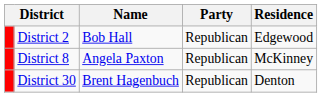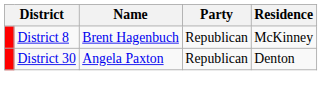- row: (43, 37)
(123, 59) Angela Paxton -> (131, 37) Brent Hagenbuch
(131, 80) Brent Hagenbuch -> (123, 59) Angela Paxton
